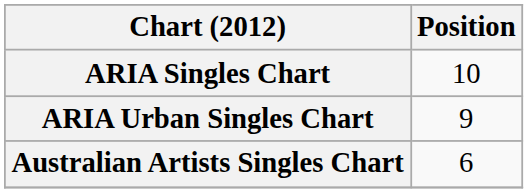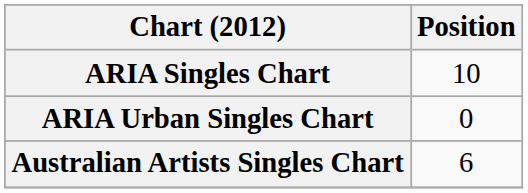(466, 118) 9 -> (466, 118) 0
